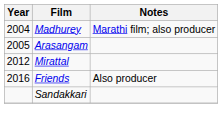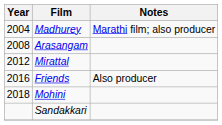(18, 45) 2005 -> (18, 45) 2008
+ row: (50, 95)
